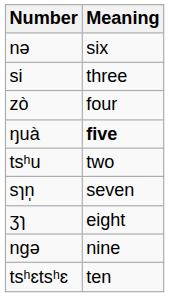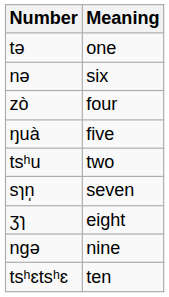+ row: (17, 47)
- row: (16, 76)
(102, 133) bold -> (100, 133) normal
